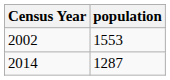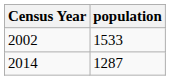(108, 39) 1553 -> (108, 39) 1533
